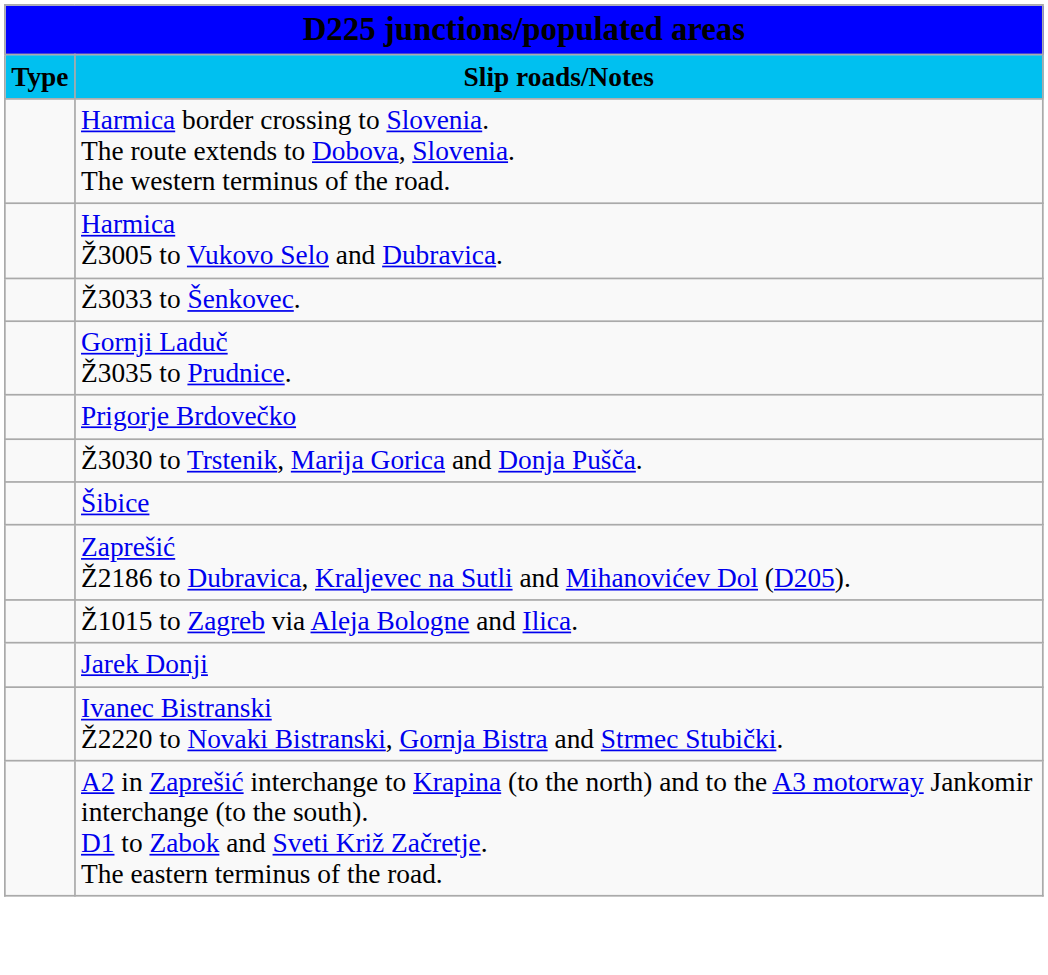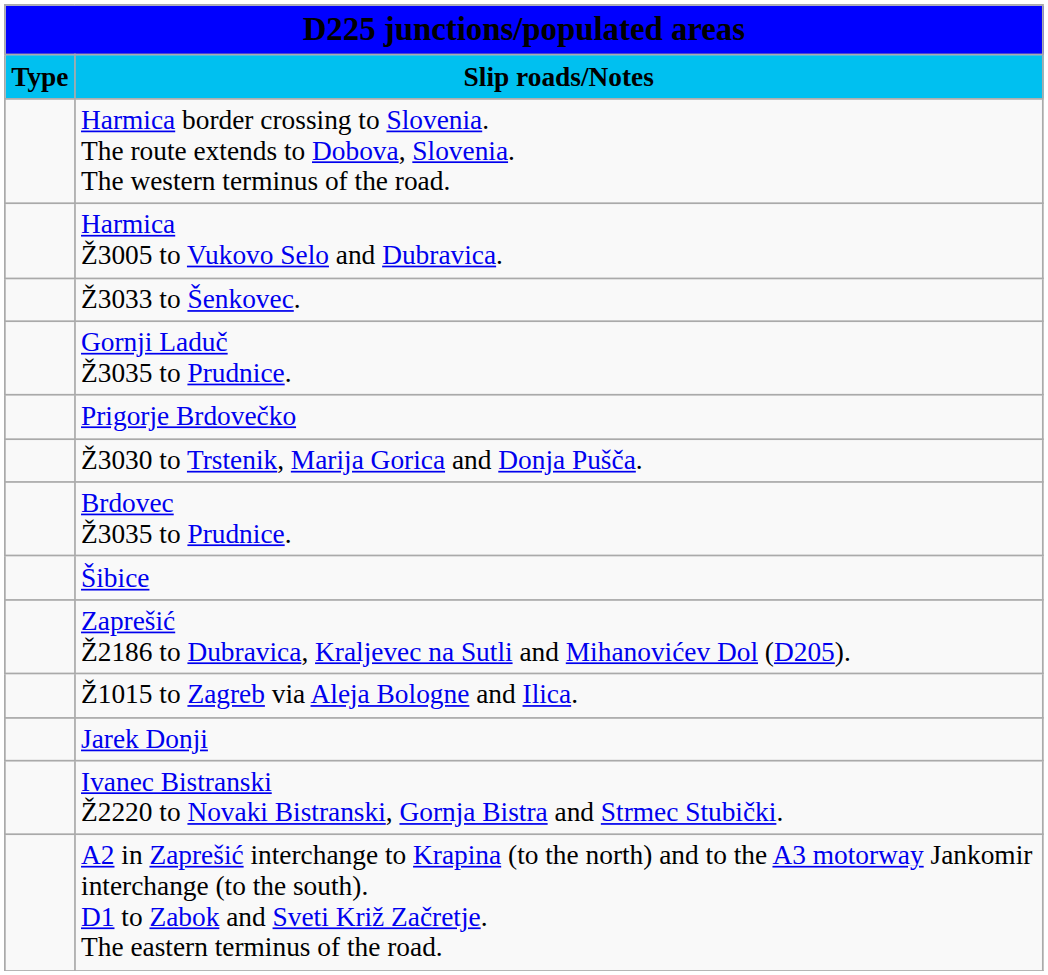+ row: (186, 518)
